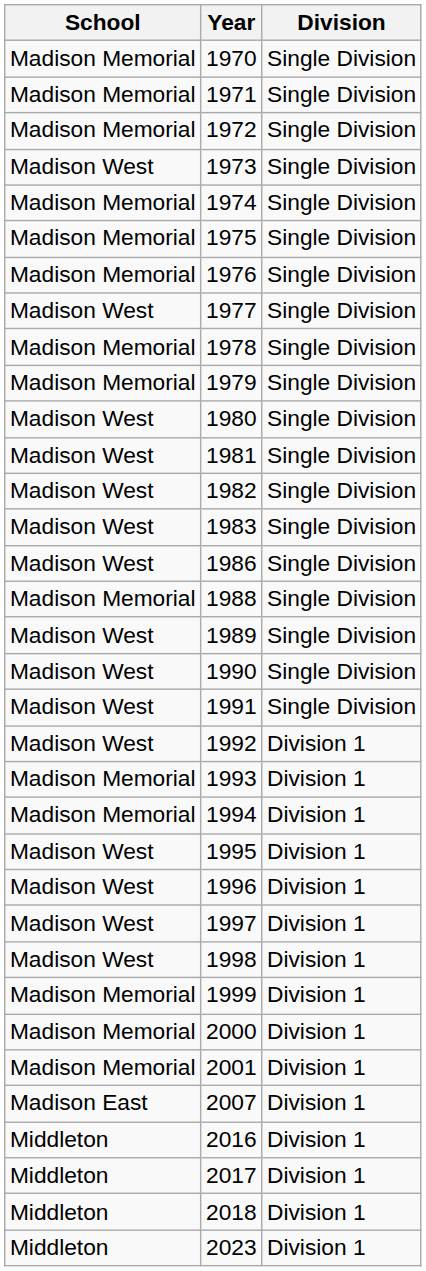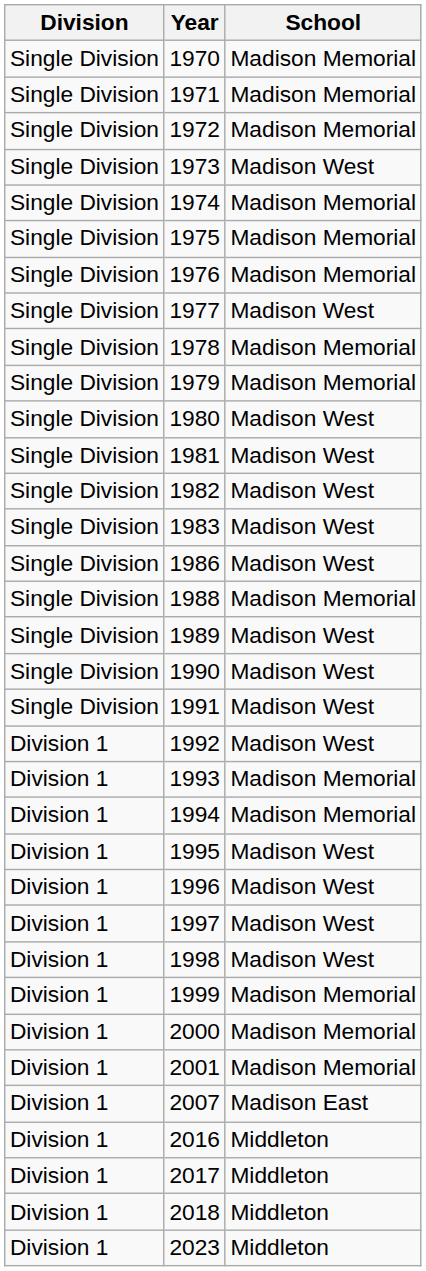columns swapped: (103, 22) <-> (342, 22)
